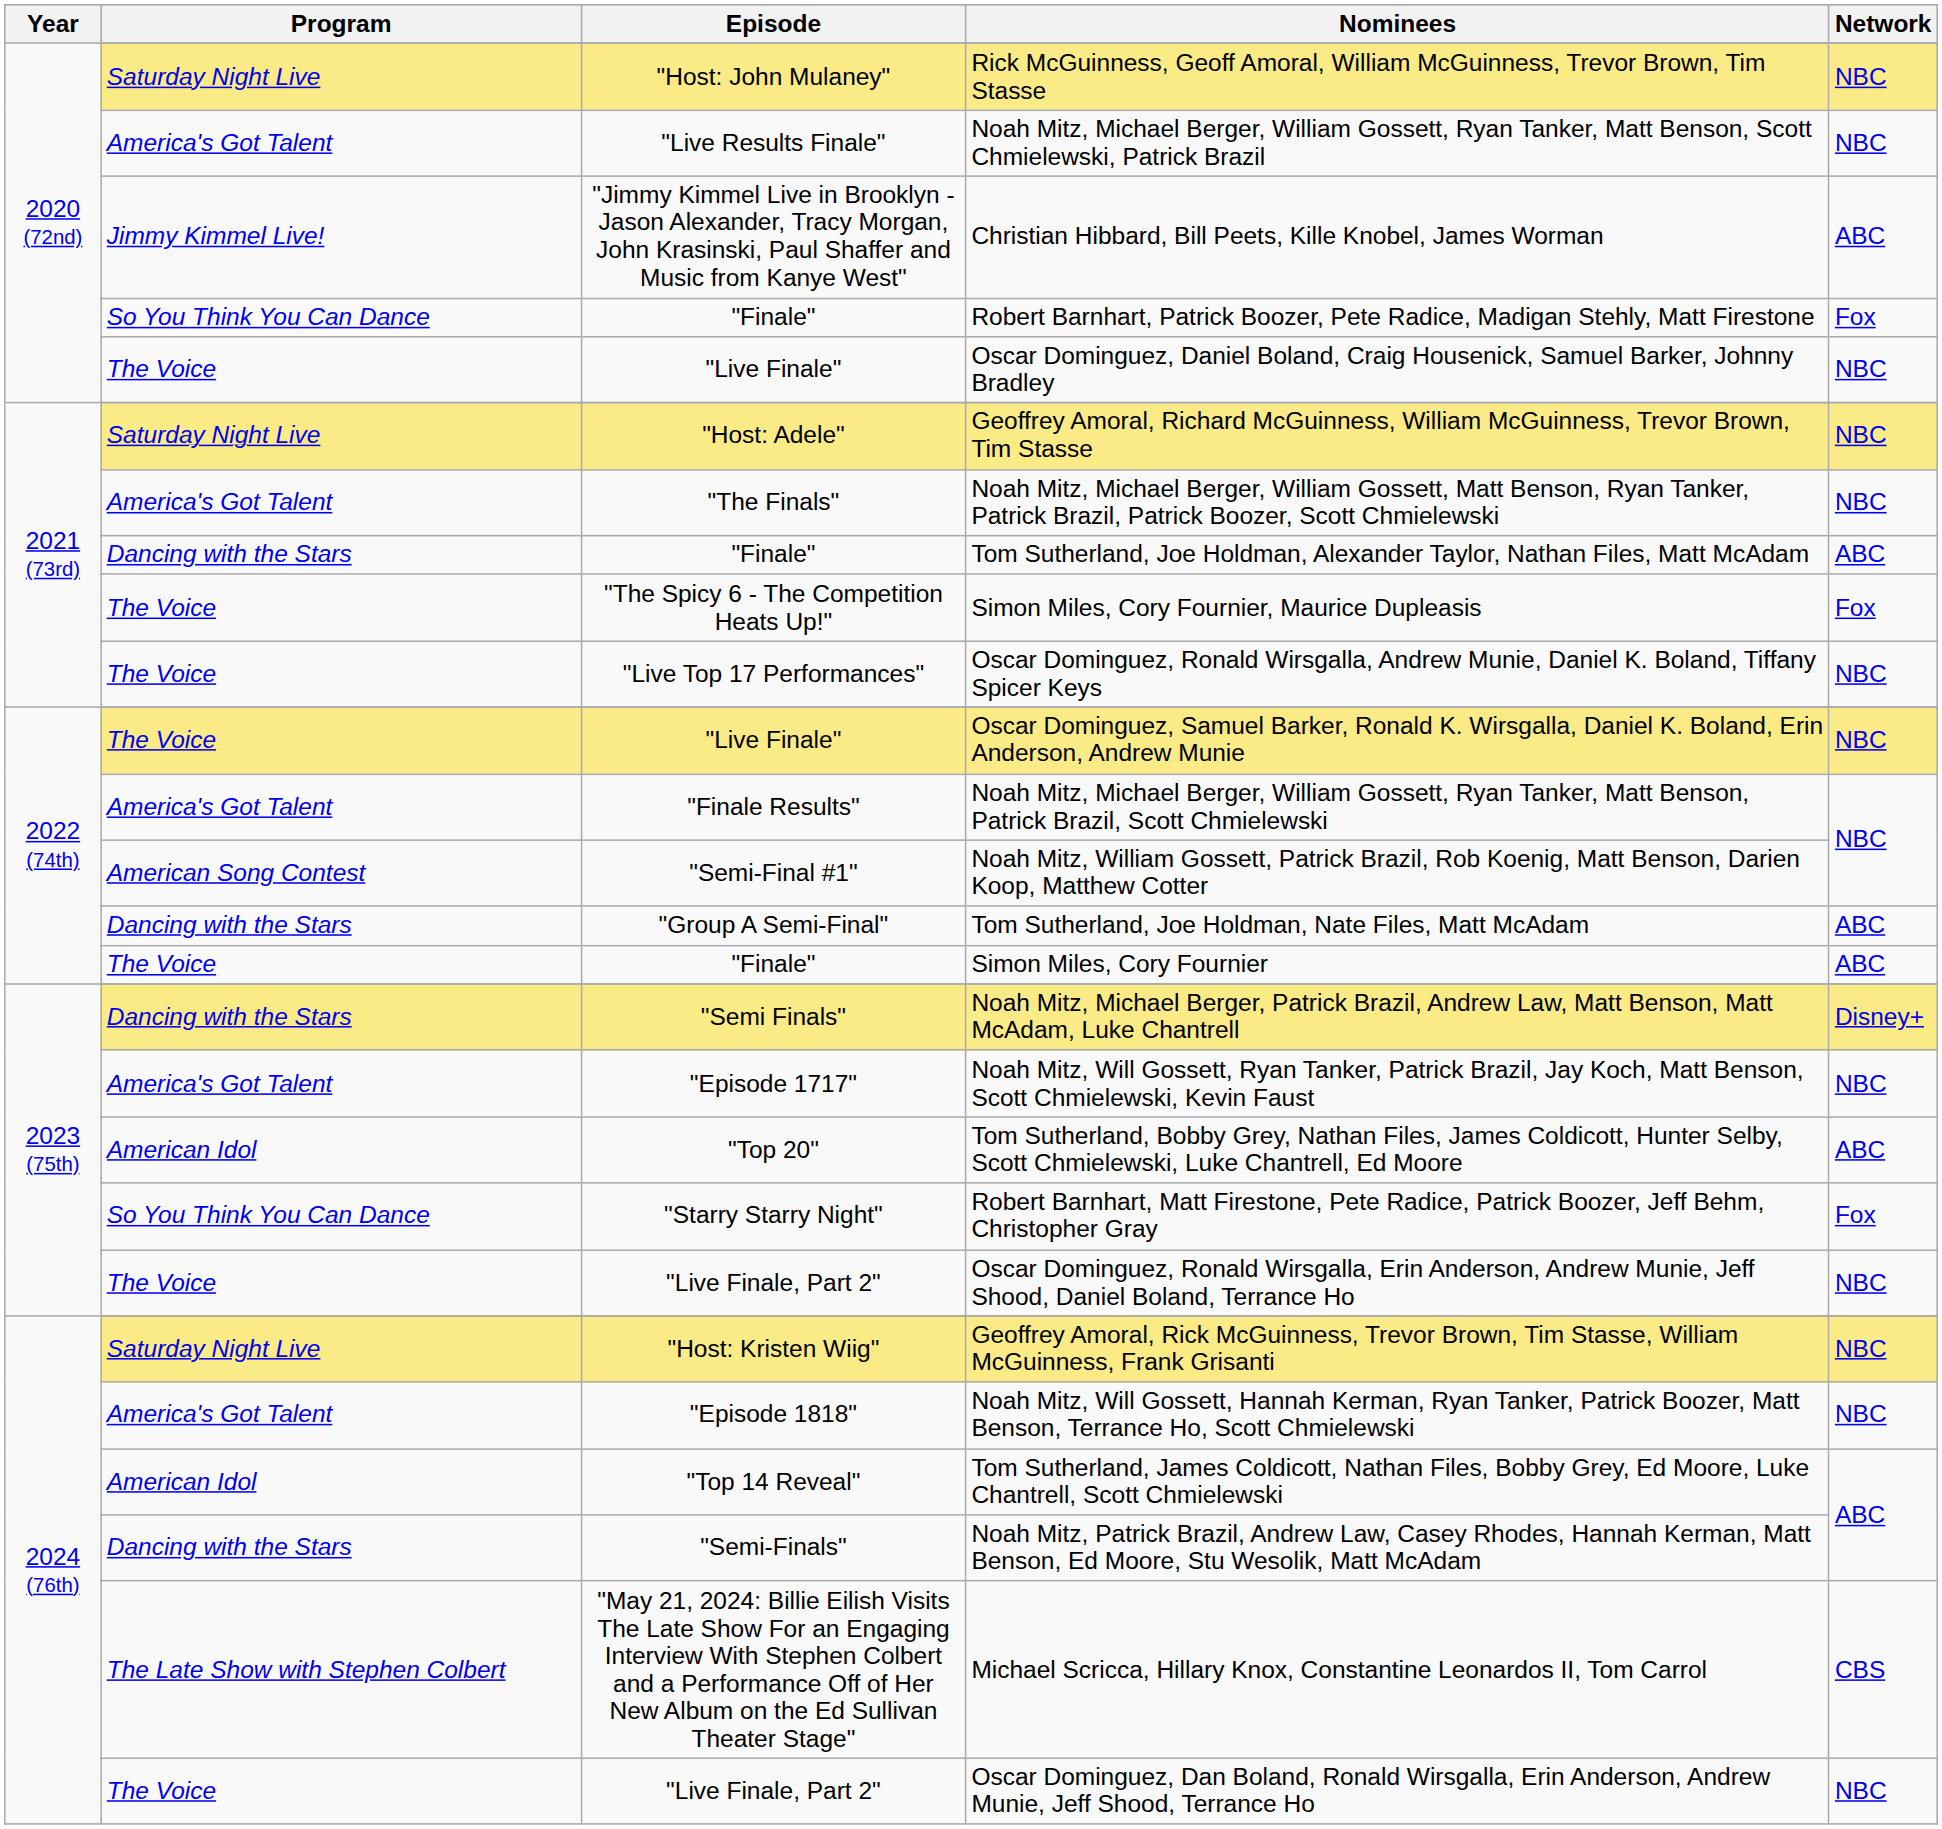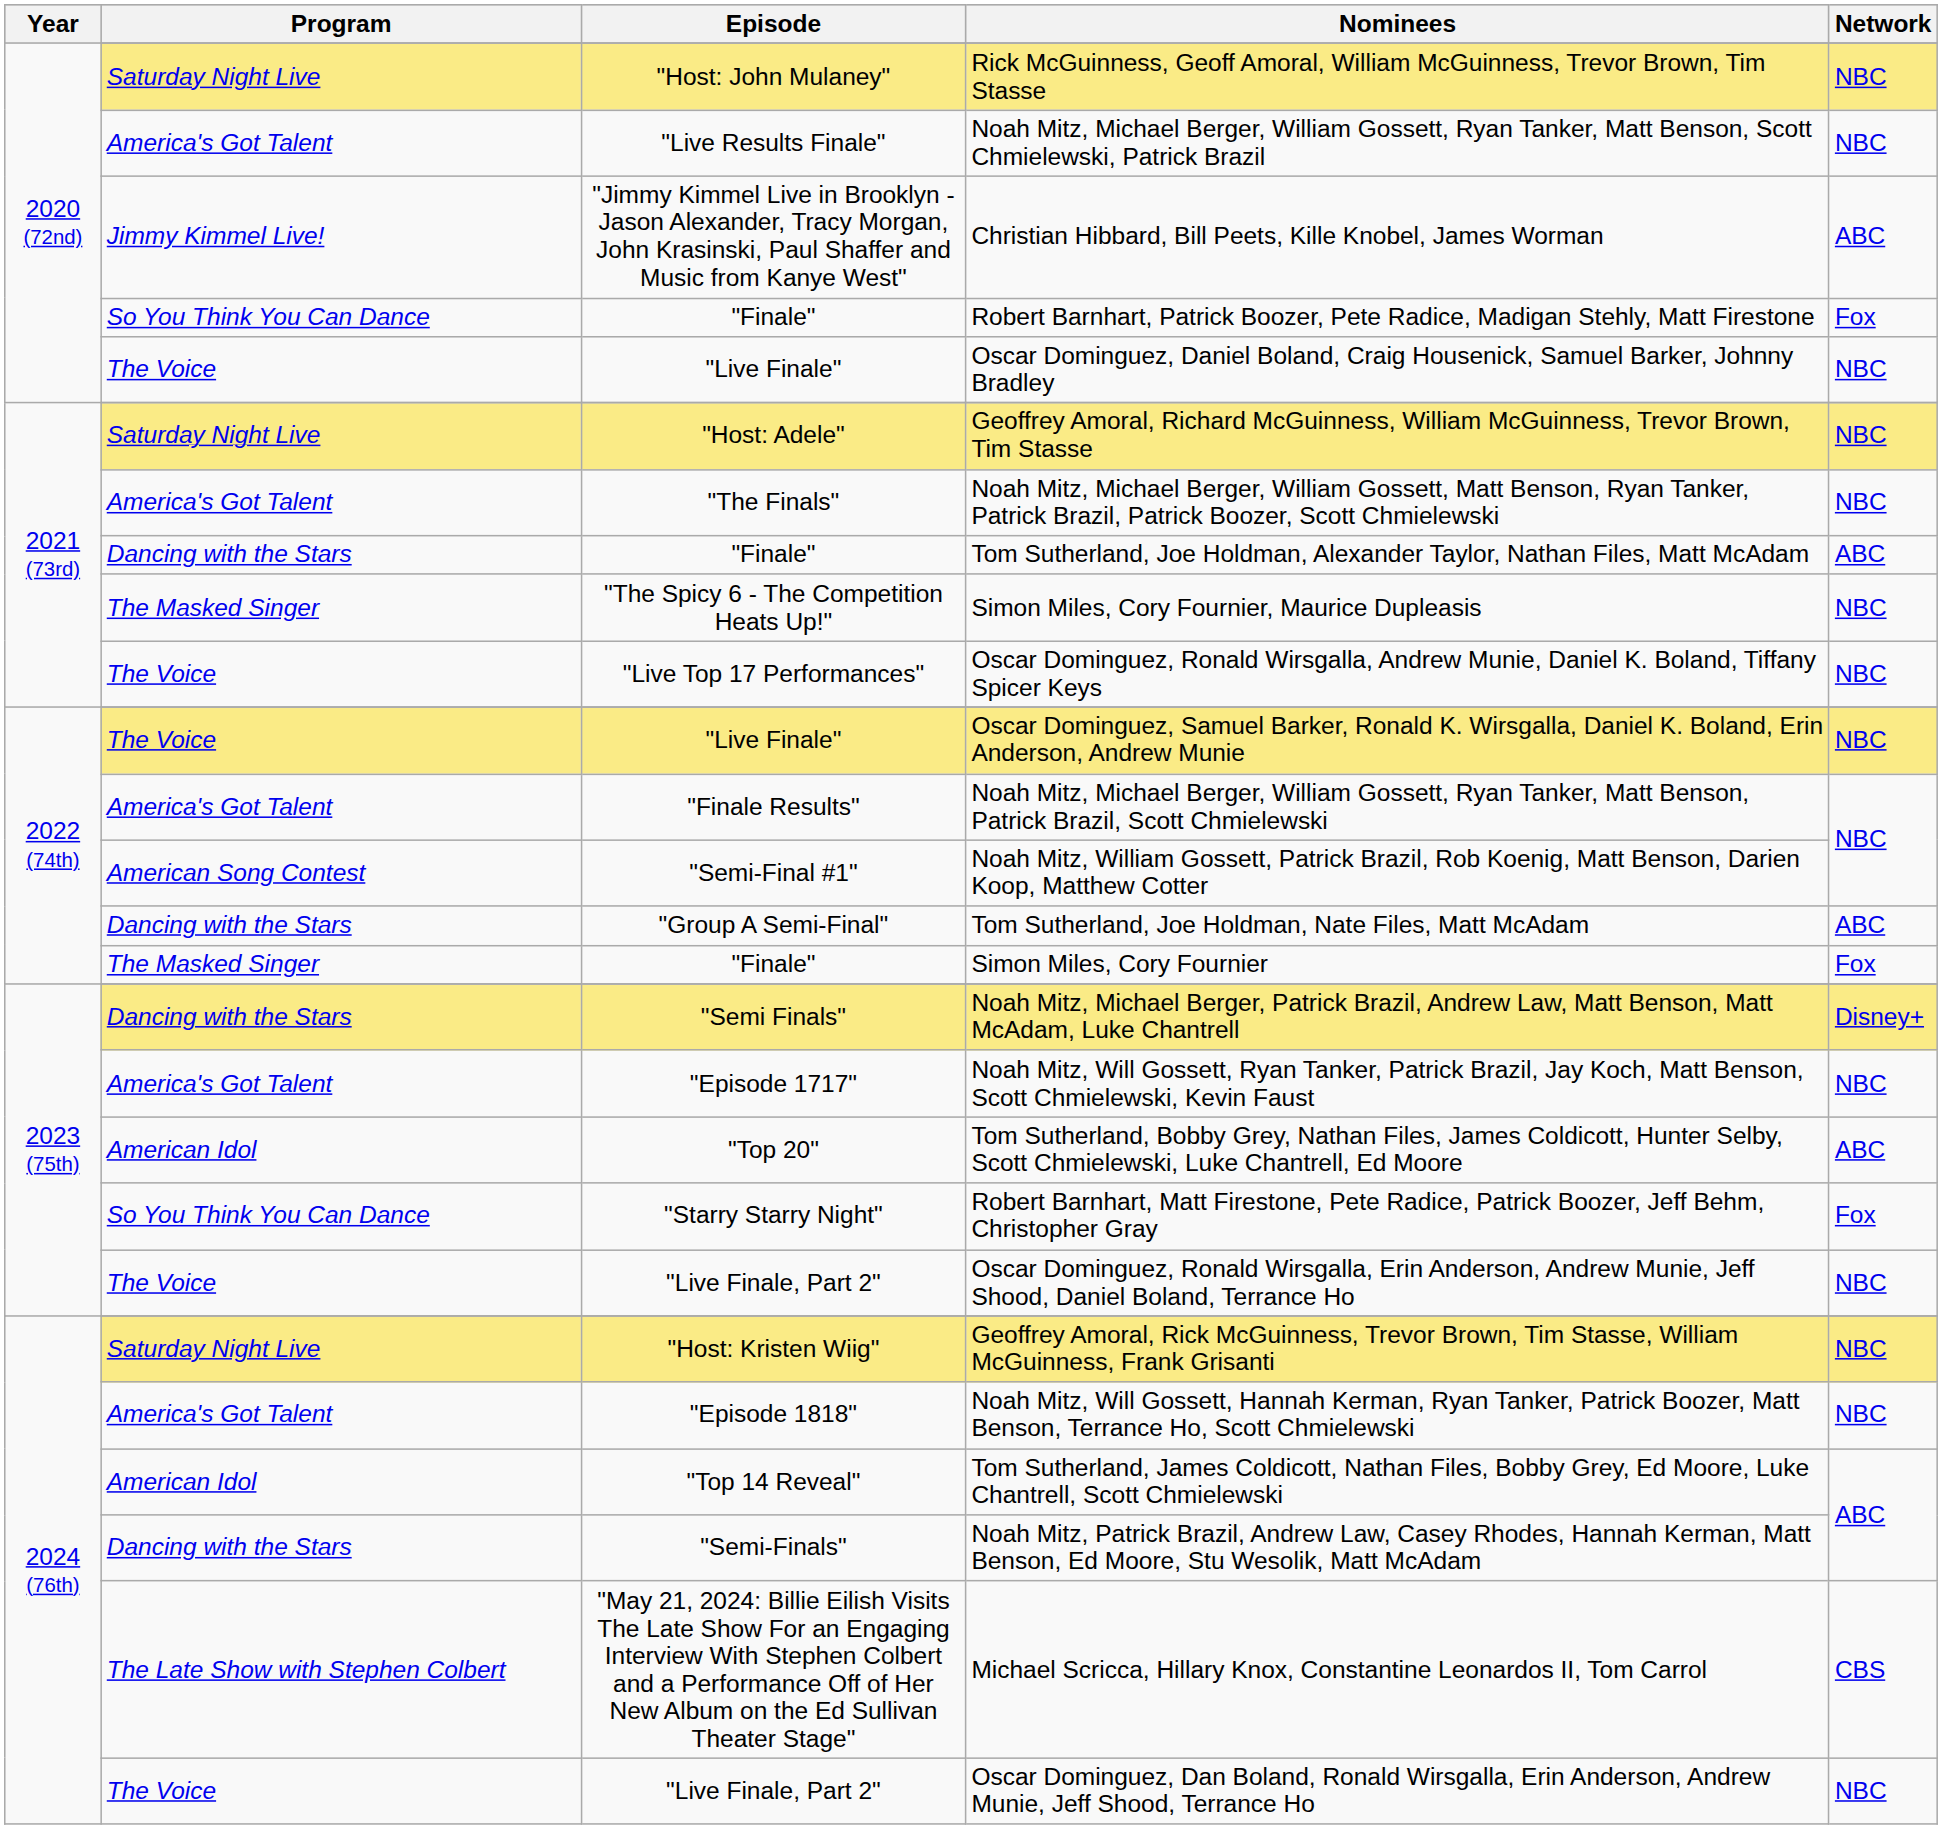(161, 607) The Voice -> (213, 607) The Masked Singer
(1855, 607) Fox -> (1861, 607) NBC
(161, 964) The Voice -> (213, 964) The Masked Singer
(1860, 964) ABC -> (1855, 964) Fox
